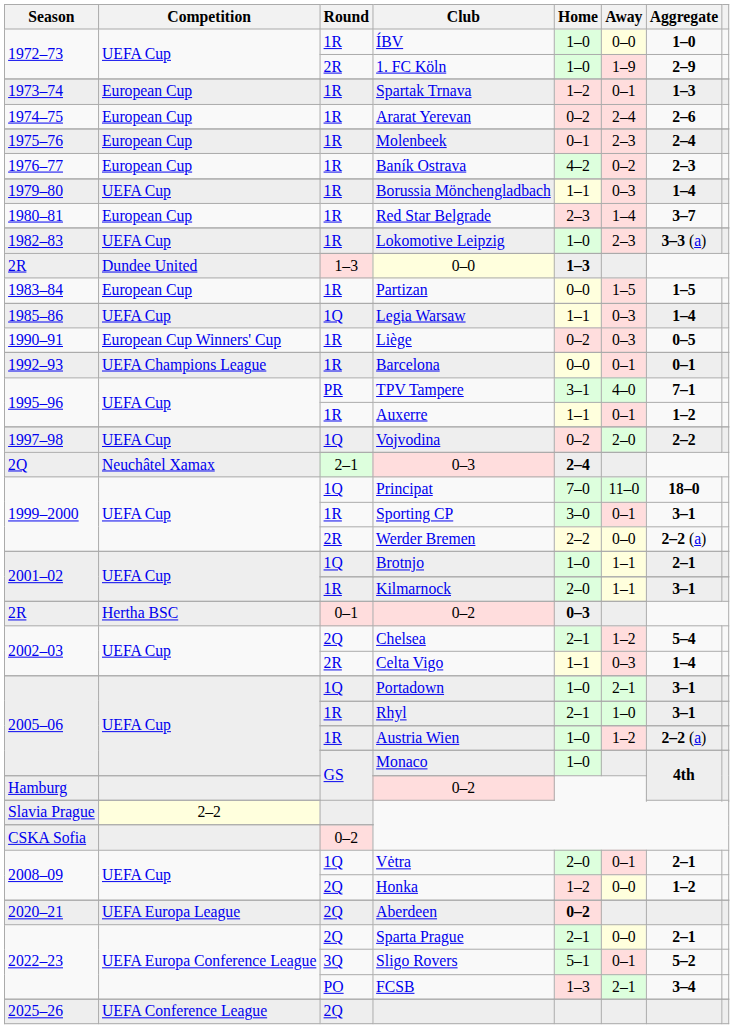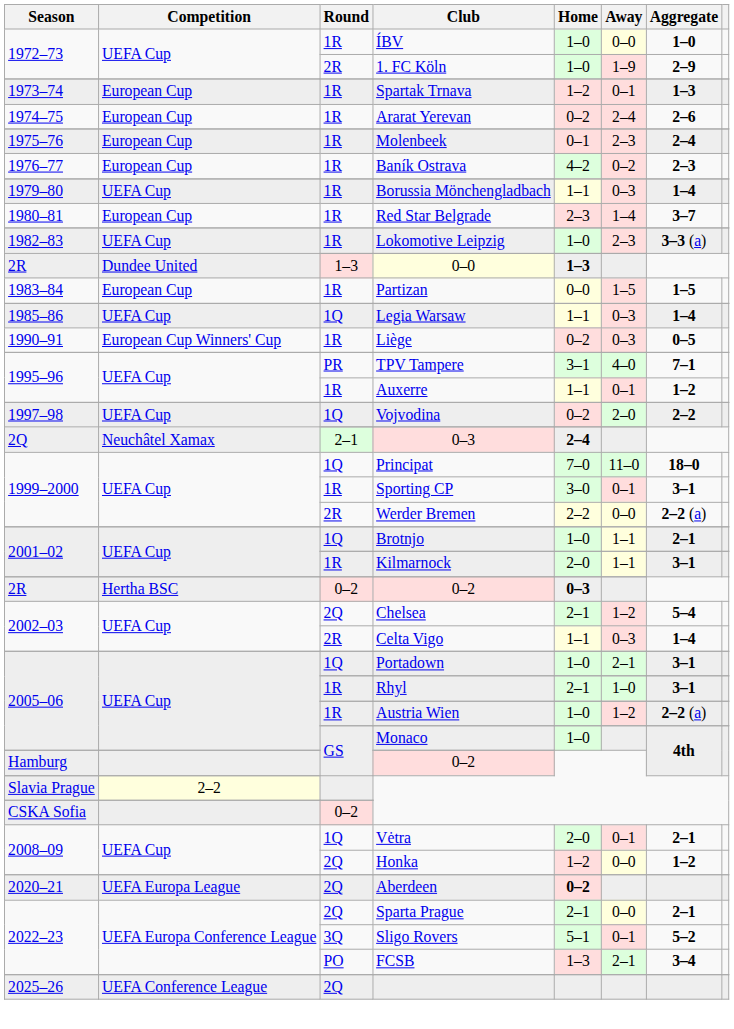- row: (36, 365)
(346, 613) 0–1 -> (346, 588) 0–2
